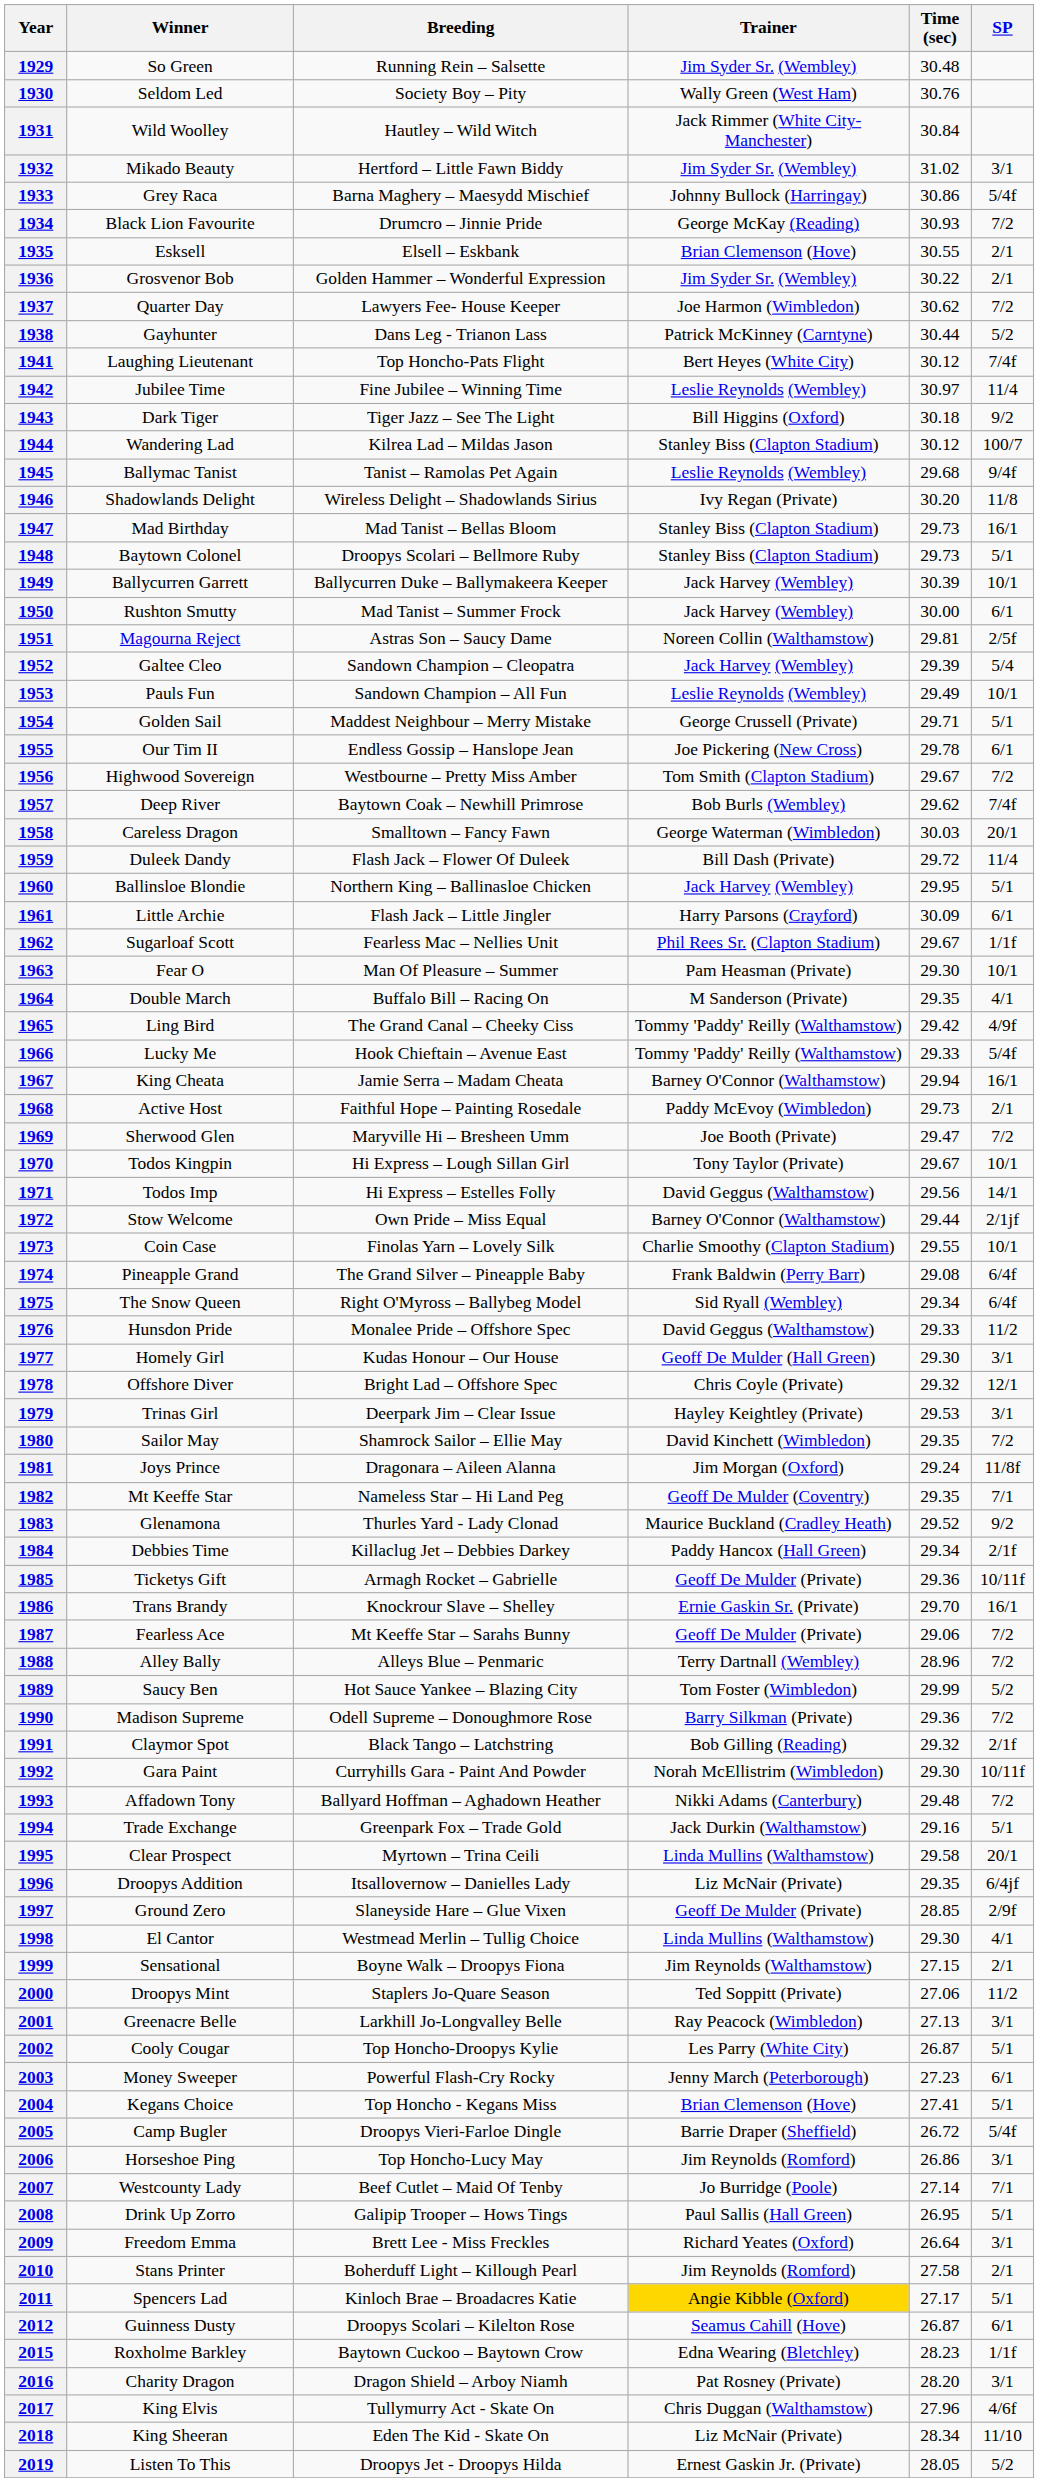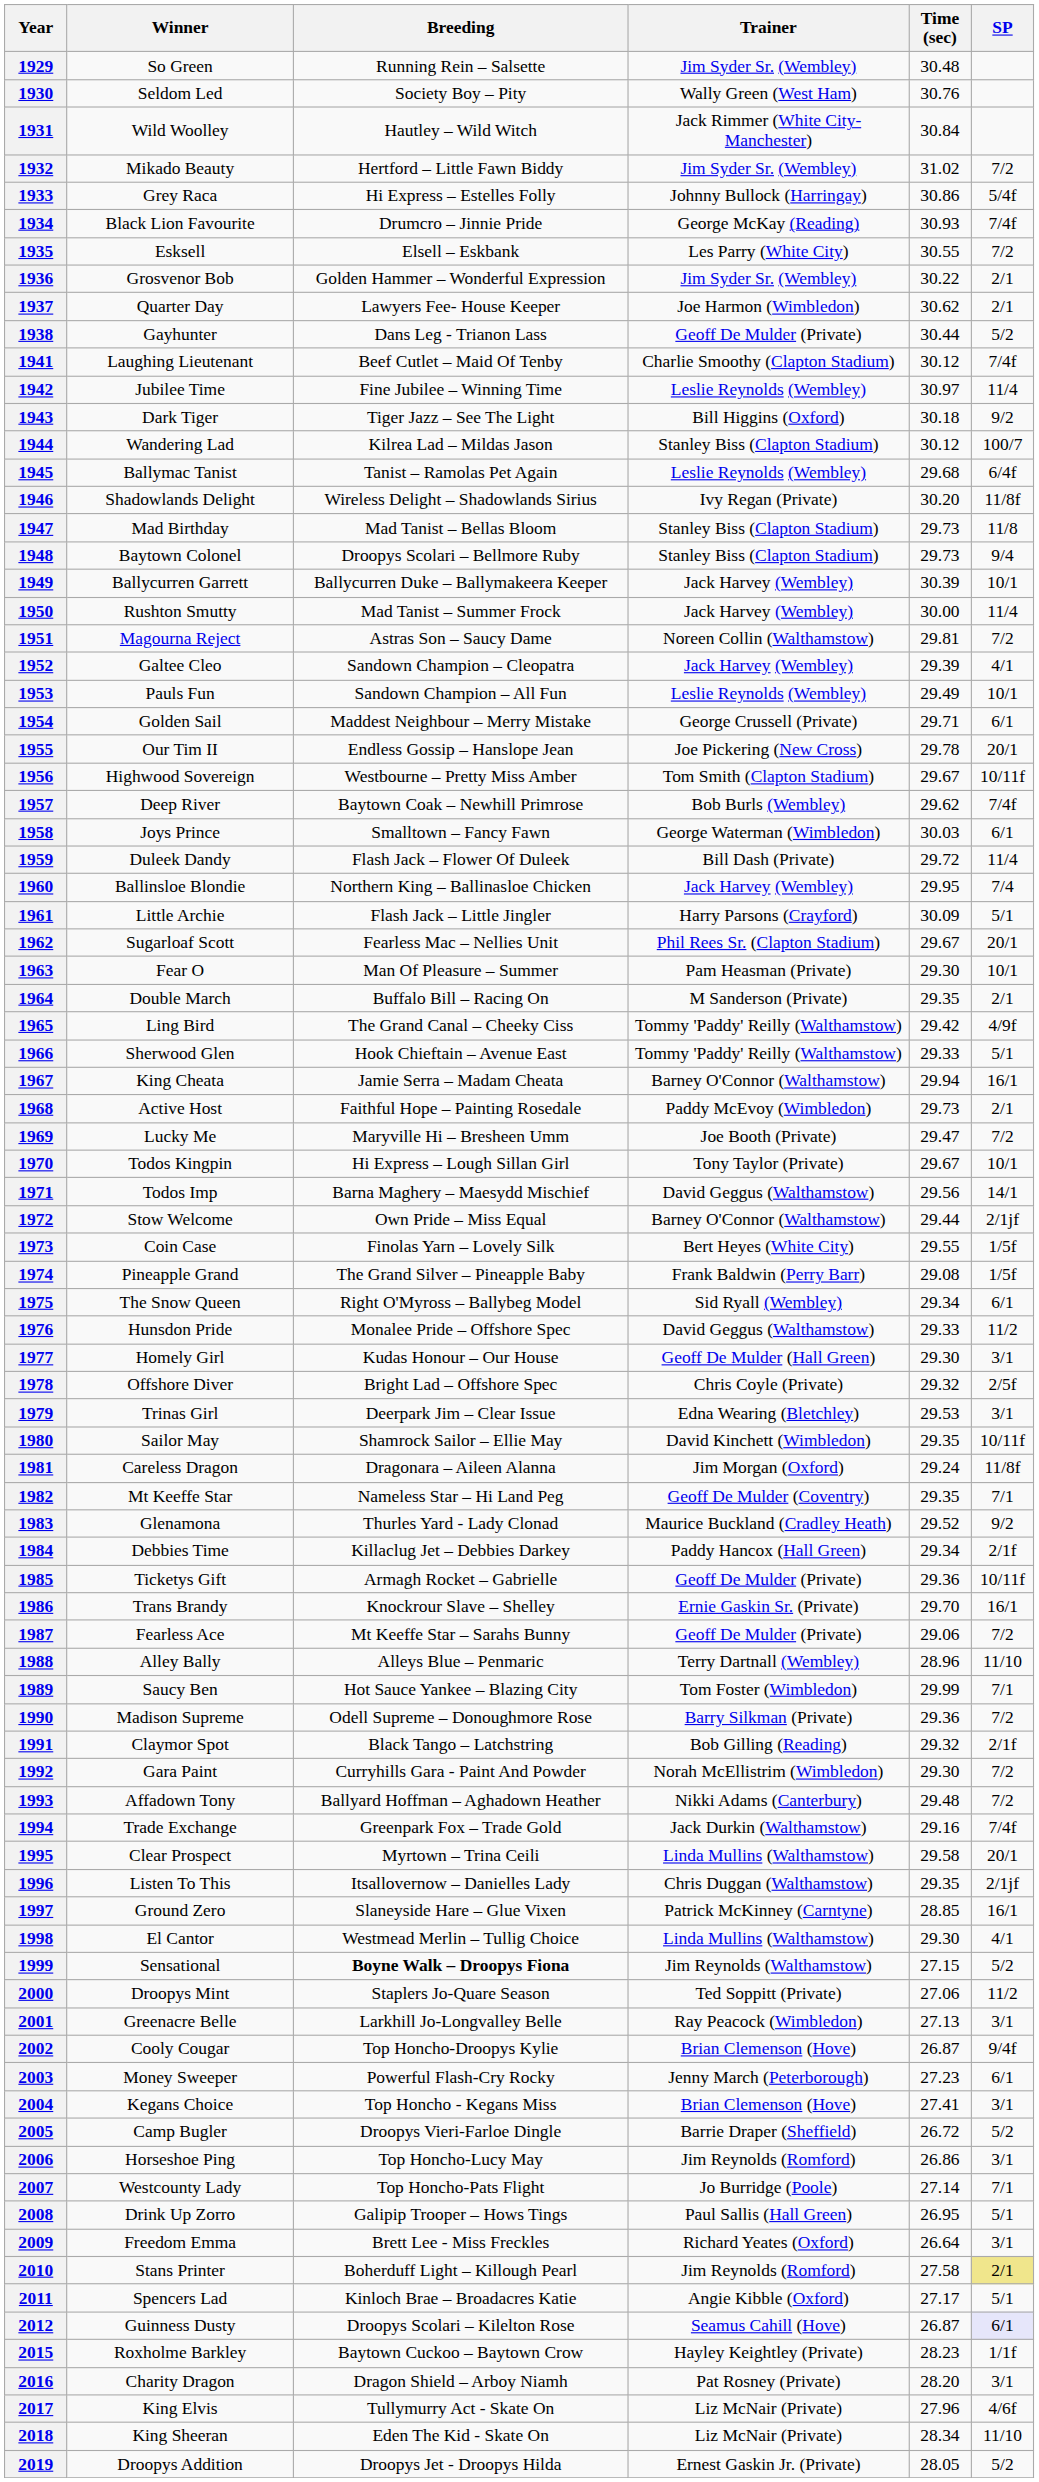(1002, 168) 3/1 -> (1002, 168) 7/2
(461, 195) Barna Maghery – Maesydd Mischief -> (461, 195) Hi Express – Estelles Folly
(1002, 223) 7/2 -> (1003, 223) 7/4f
(768, 251) Brian Clemenson (Hove) -> (768, 251) Les Parry (White City)
(1002, 251) 2/1 -> (1002, 251) 7/2
(1002, 306) 7/2 -> (1002, 306) 2/1
(768, 334) Patrick McKinney (Carntyne) -> (768, 334) Geoff De Mulder (Private)
(461, 361) Top Honcho-Pats Flight -> (461, 361) Beef Cutlet – Maid Of Tenby
(768, 361) Bert Heyes (White City) -> (768, 361) Charlie Smoothy (Clapton Stadium)
(1003, 472) 9/4f -> (1003, 472) 6/4f
(1002, 500) 11/8 -> (1003, 500) 11/8f
(1002, 527) 16/1 -> (1002, 527) 11/8
(1002, 555) 5/1 -> (1002, 555) 9/4
(1002, 610) 6/1 -> (1002, 610) 11/4
(1003, 638) 2/5f -> (1002, 638) 7/2
(1002, 666) 5/4 -> (1002, 666) 4/1
(1002, 721) 5/1 -> (1002, 721) 6/1
(1002, 749) 6/1 -> (1002, 749) 20/1
(1002, 776) 7/2 -> (1003, 776) 10/11f
(180, 832) Careless Dragon -> (180, 832) Joys Prince
(1002, 832) 20/1 -> (1002, 832) 6/1
(1002, 887) 5/1 -> (1002, 887) 7/4
(1002, 914) 6/1 -> (1002, 914) 5/1
(1003, 942) 1/1f -> (1002, 942) 20/1
(1002, 997) 4/1 -> (1002, 997) 2/1
(180, 1053) Lucky Me -> (180, 1053) Sherwood Glen
(1003, 1053) 5/4f -> (1002, 1053) 5/1
(180, 1136) Sherwood Glen -> (180, 1136) Lucky Me
(461, 1191) Hi Express – Estelles Folly -> (461, 1191) Barna Maghery – Maesydd Mischief
(768, 1246) Charlie Smoothy (Clapton Stadium) -> (768, 1246) Bert Heyes (White City)
(1002, 1246) 10/1 -> (1003, 1246) 1/5f
(1003, 1274) 6/4f -> (1003, 1274) 1/5f
(1003, 1302) 6/4f -> (1002, 1302) 6/1
(1002, 1385) 12/1 -> (1003, 1385) 2/5f
(768, 1412) Hayley Keightley (Private) -> (768, 1412) Edna Wearing (Bletchley)
(1002, 1440) 7/2 -> (1003, 1440) 10/11f
(180, 1468) Joys Prince -> (180, 1468) Careless Dragon
(1002, 1661) 7/2 -> (1002, 1661) 11/10
(1002, 1689) 5/2 -> (1002, 1689) 7/1
(1003, 1772) 10/11f -> (1002, 1772) 7/2
(1002, 1827) 5/1 -> (1003, 1827) 7/4f
(180, 1883) Droopys Addition -> (180, 1883) Listen To This
(768, 1883) Liz McNair (Private) -> (768, 1883) Chris Duggan (Walthamstow)
(1003, 1883) 6/4jf -> (1003, 1883) 2/1jf
(768, 1910) Geoff De Mulder (Private) -> (768, 1910) Patrick McKinney (Carntyne)
(1003, 1910) 2/9f -> (1002, 1910) 16/1
(461, 1966) normal -> (461, 1966) bold
(1002, 1966) 2/1 -> (1002, 1966) 5/2
(768, 2048) Les Parry (White City) -> (768, 2048) Brian Clemenson (Hove)
(1002, 2048) 5/1 -> (1003, 2048) 9/4f
(1002, 2104) 5/1 -> (1002, 2104) 3/1
(1003, 2131) 5/4f -> (1002, 2131) 5/2
(461, 2187) Beef Cutlet – Maid Of Tenby -> (461, 2187) Top Honcho-Pats Flight
(1002, 2270) no background -> (1002, 2270) khaki background
(768, 2297) gold background -> (768, 2297) no background
(1002, 2325) no background -> (1002, 2325) lavender background
(768, 2353) Edna Wearing (Bletchley) -> (768, 2353) Hayley Keightley (Private)
(768, 2408) Chris Duggan (Walthamstow) -> (768, 2408) Liz McNair (Private)
(180, 2463) Listen To This -> (180, 2463) Droopys Addition
